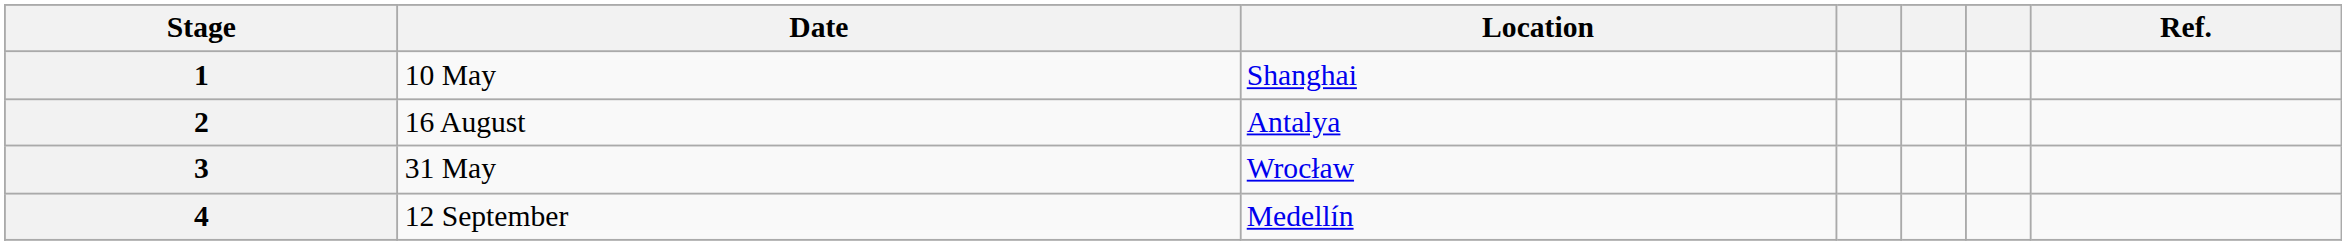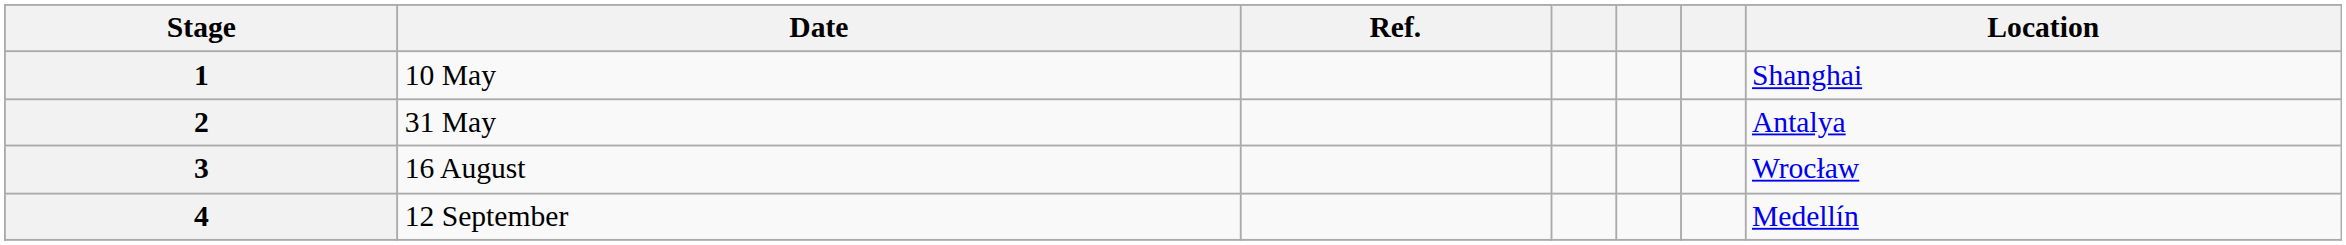columns swapped: (1538, 27) <-> (2186, 27)
(465, 121) 16 August -> (450, 121) 31 May
(450, 168) 31 May -> (465, 168) 16 August
